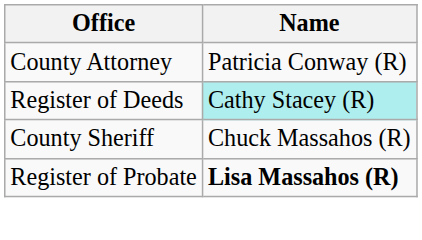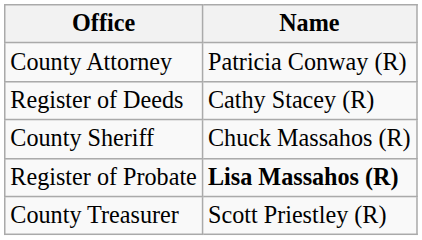(291, 100) paleturquoise background -> (291, 100) no background
+ row: (95, 215)
